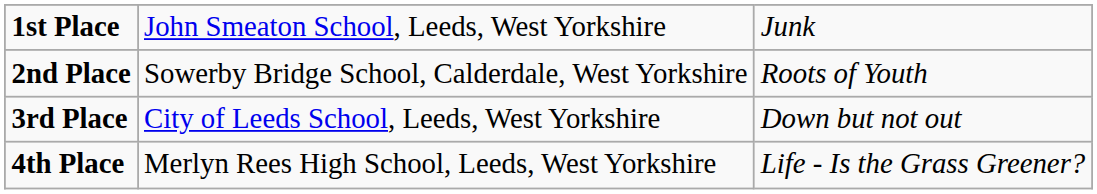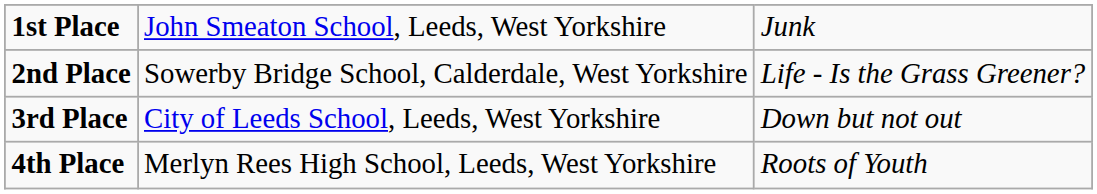(844, 73) Roots of Youth -> (923, 73) Life - Is the Grass Greener?
(923, 164) Life - Is the Grass Greener? -> (844, 164) Roots of Youth
